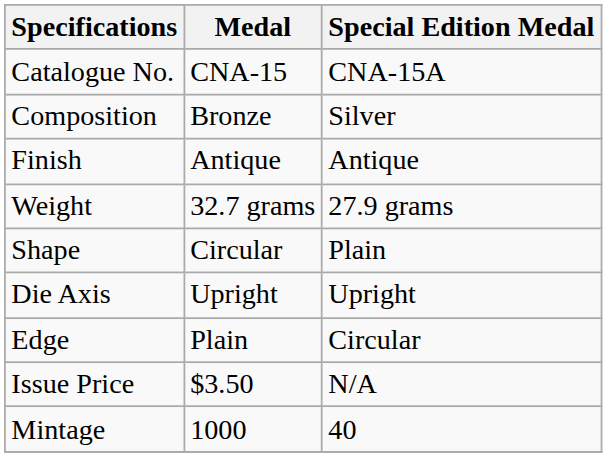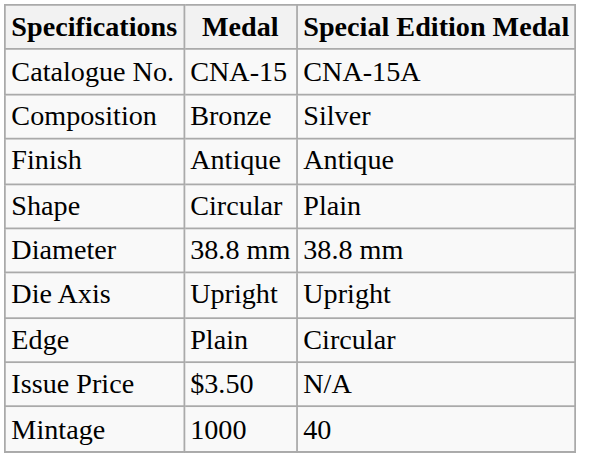- row: (52, 205)
+ row: (64, 250)
